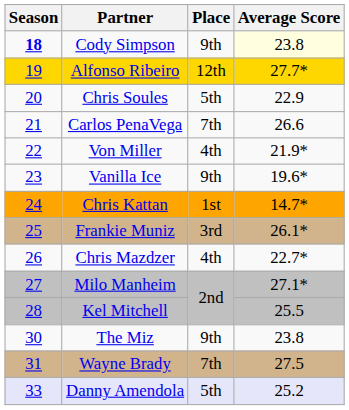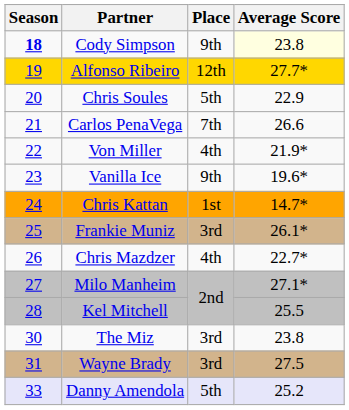(211, 337) 9th -> (211, 337) 3rd
(211, 364) 7th -> (211, 364) 3rd
